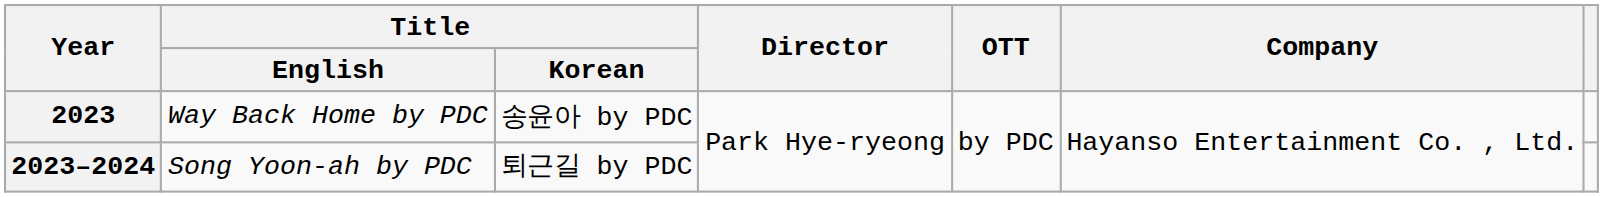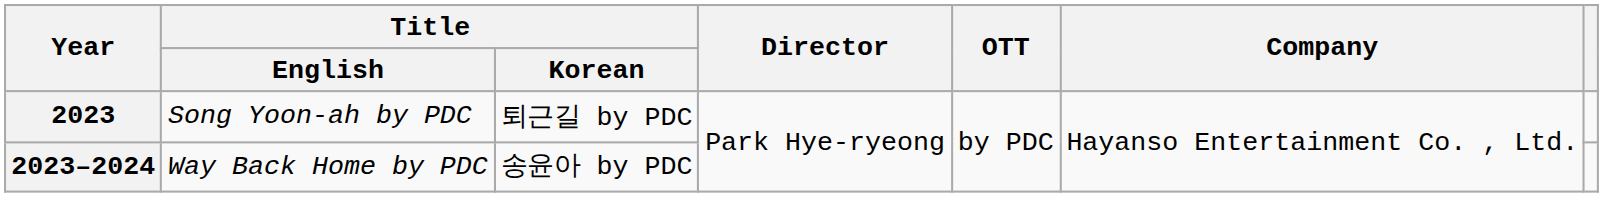(328, 117) Way Back Home by PDC -> (320, 117) Song Yoon-ah by PDC
(596, 118) 송윤아 by PDC -> (596, 118) 퇴근길 by PDC
(320, 166) Song Yoon-ah by PDC -> (328, 166) Way Back Home by PDC
(596, 167) 퇴근길 by PDC -> (596, 167) 송윤아 by PDC
